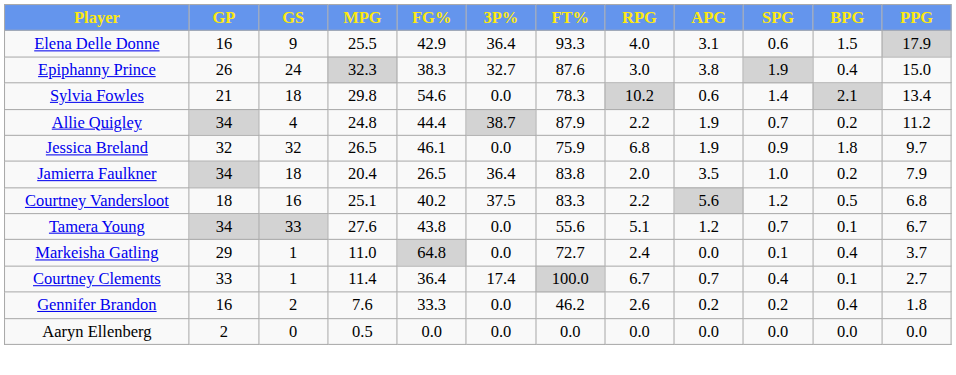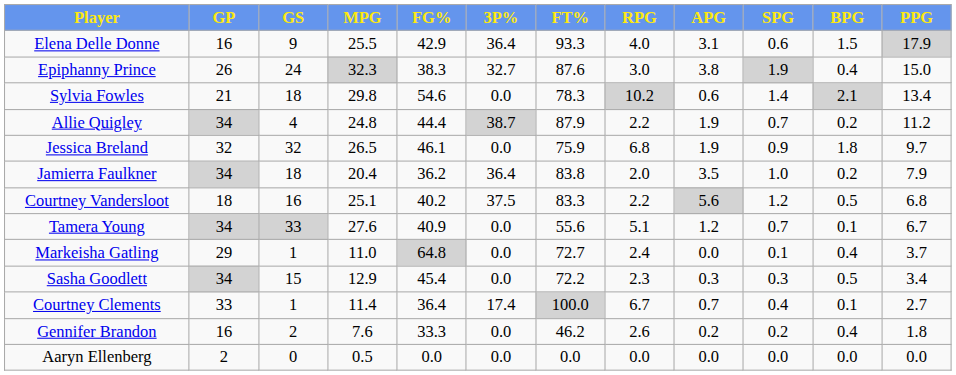(432, 174) 26.5 -> (432, 174) 36.2
(432, 226) 43.8 -> (432, 226) 40.9
+ row: (97, 278)
